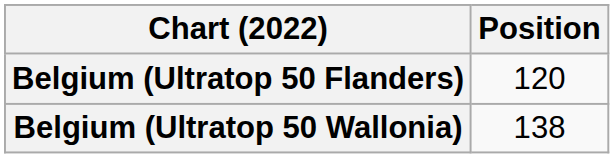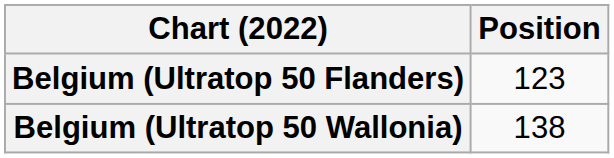(540, 78) 120 -> (540, 78) 123
